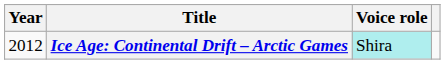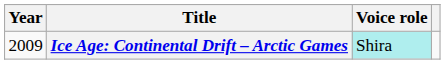(26, 45) 2012 -> (26, 45) 2009
